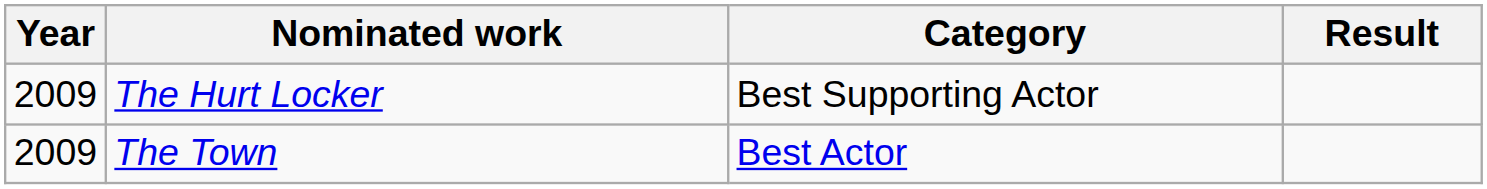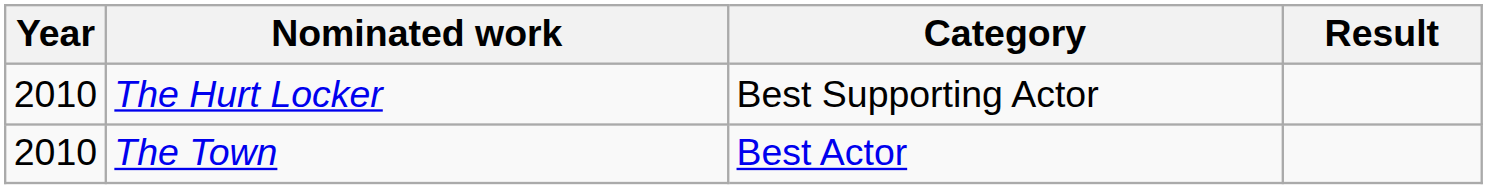(55, 93) 2009 -> (55, 93) 2010
(55, 152) 2009 -> (55, 152) 2010
